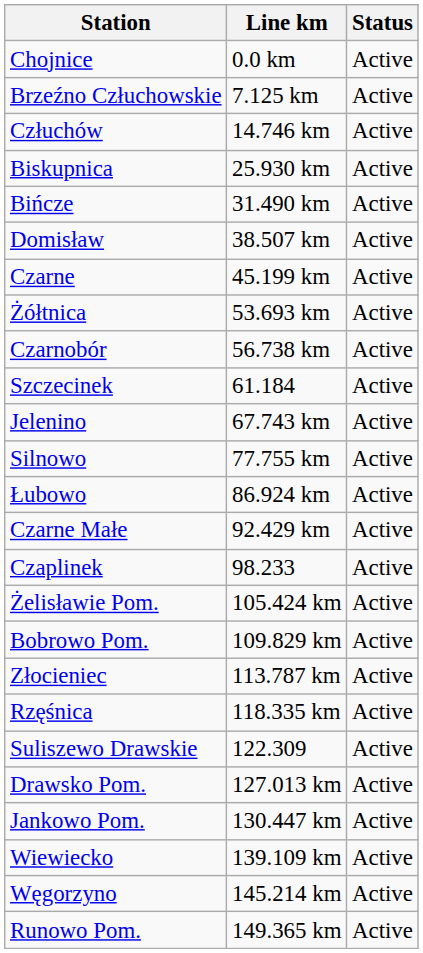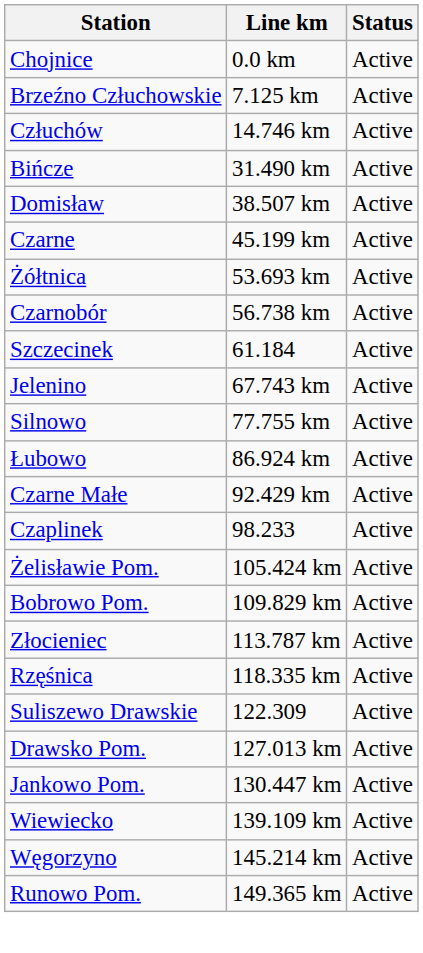- row: (61, 167)
